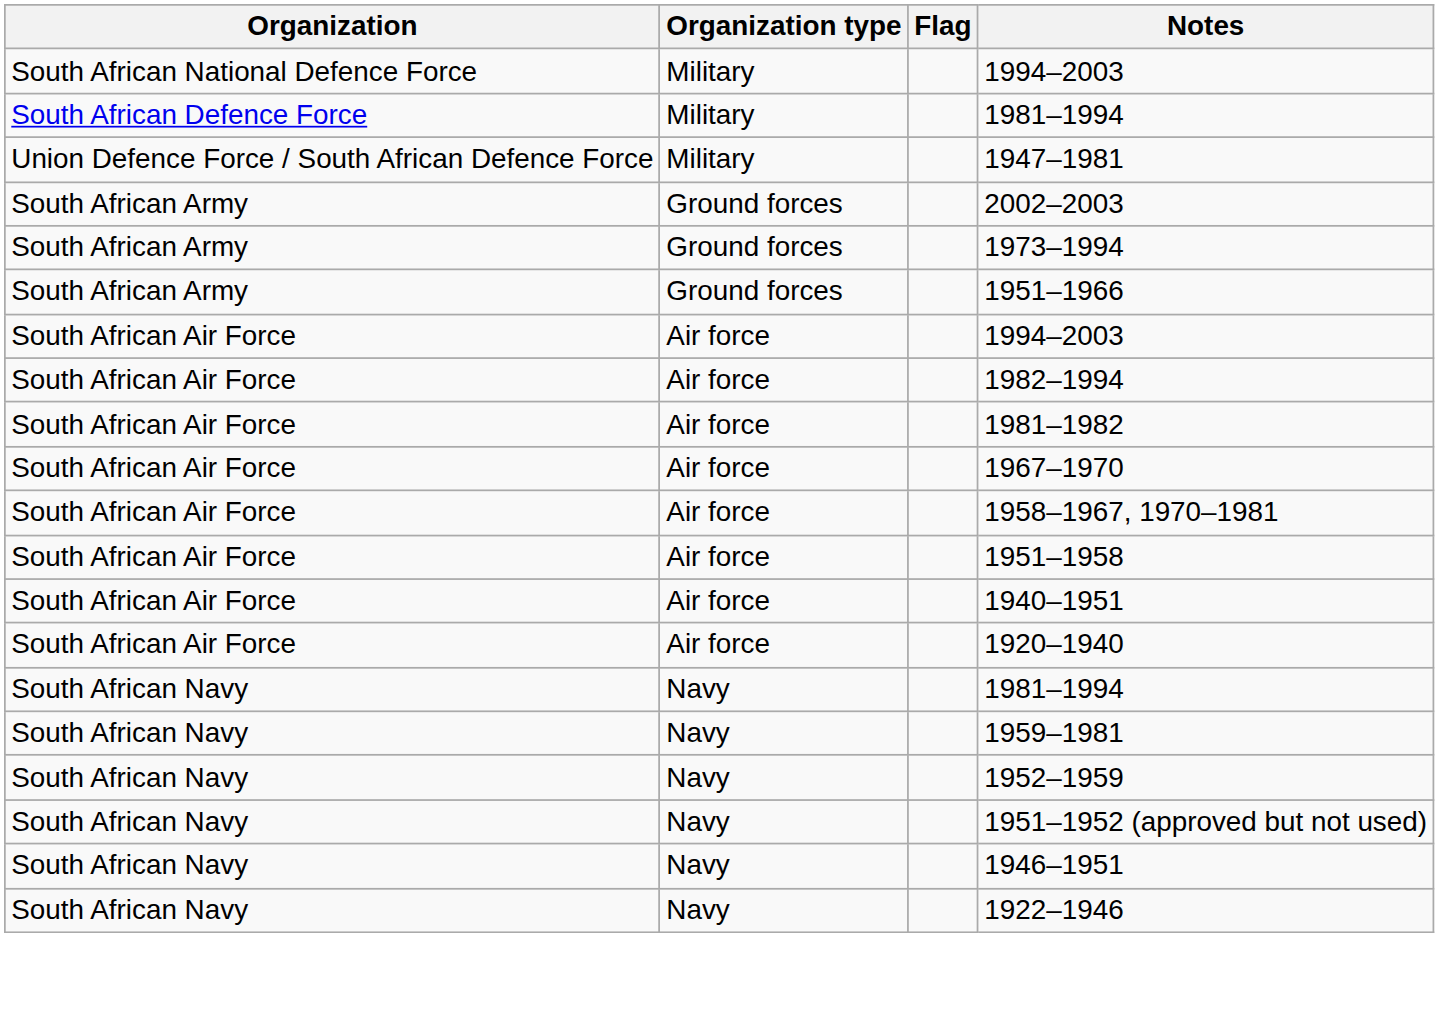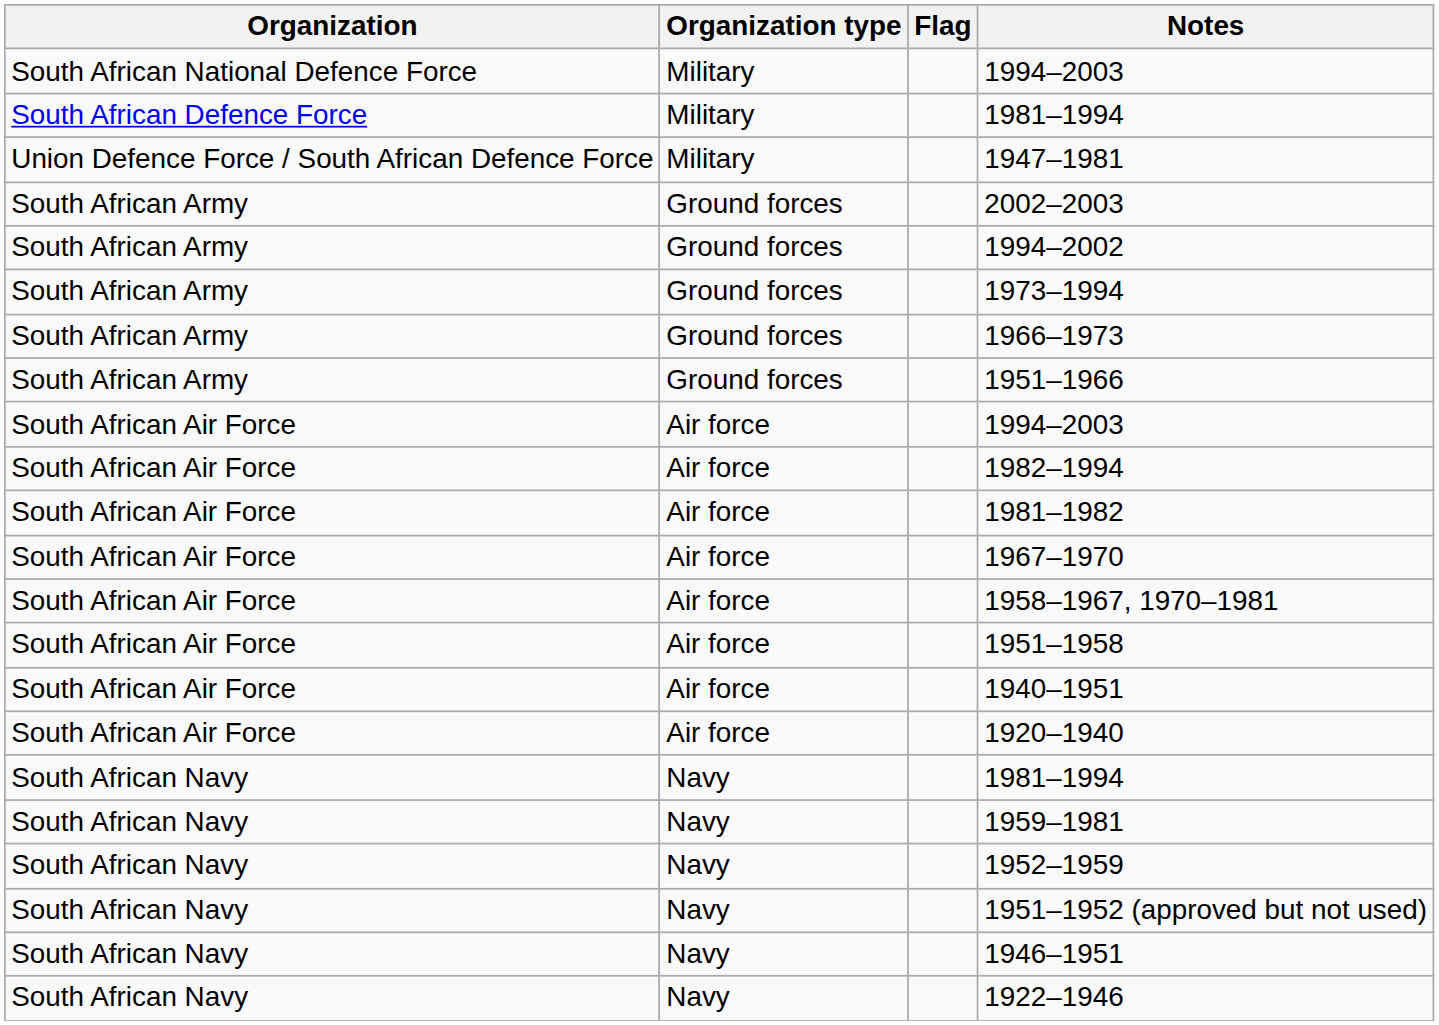+ row: (130, 247)
+ row: (130, 335)
